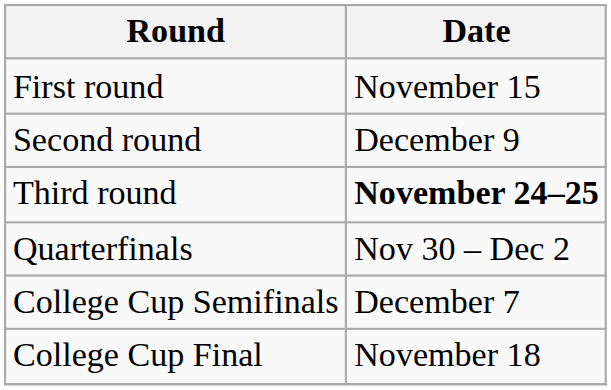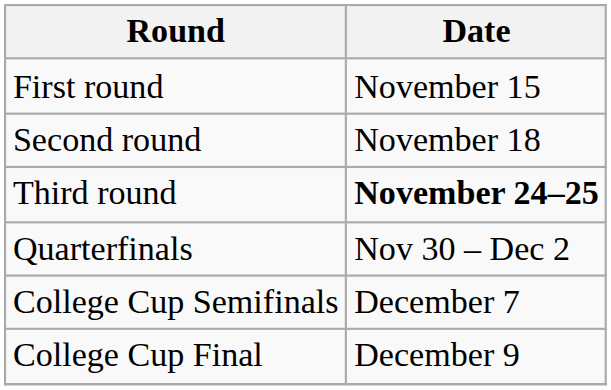(437, 139) December 9 -> (447, 139) November 18
(447, 355) November 18 -> (437, 355) December 9
